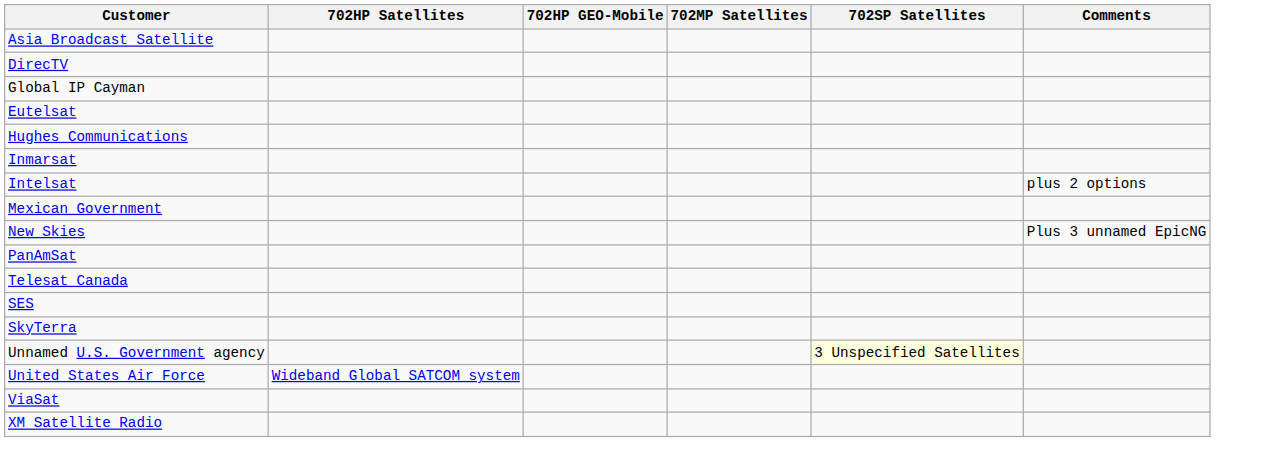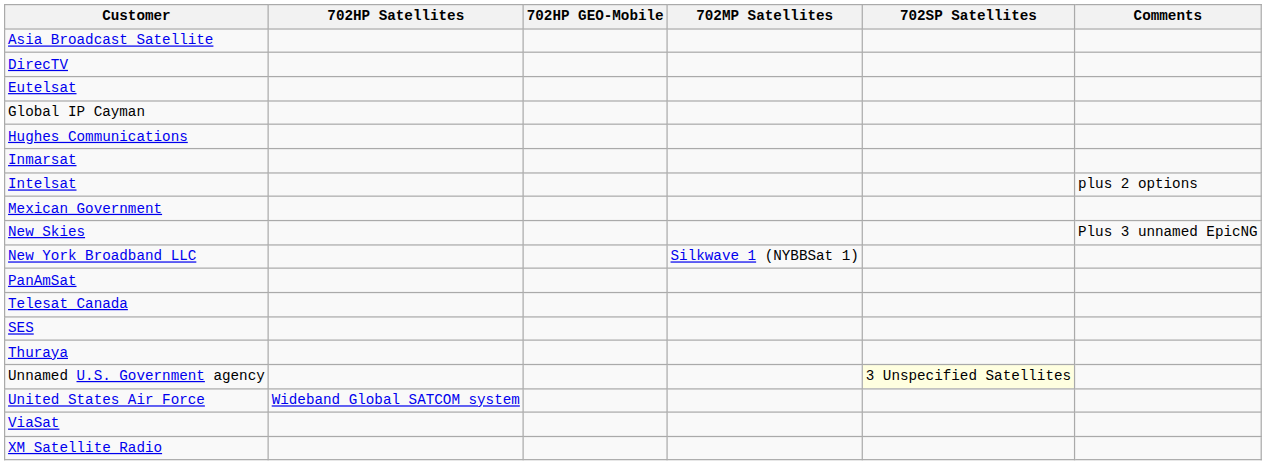rows swapped: (42, 112) <-> (77, 88)
+ row: (102, 256)
- row: (42, 328)
+ row: (38, 352)
